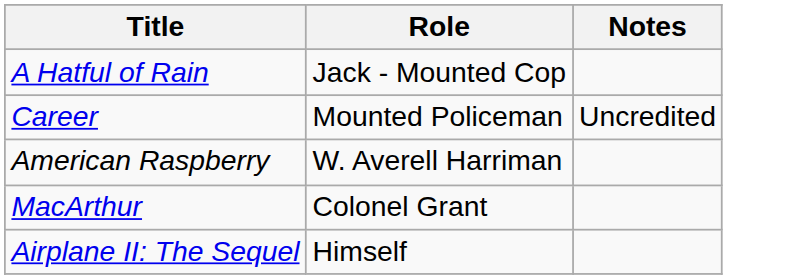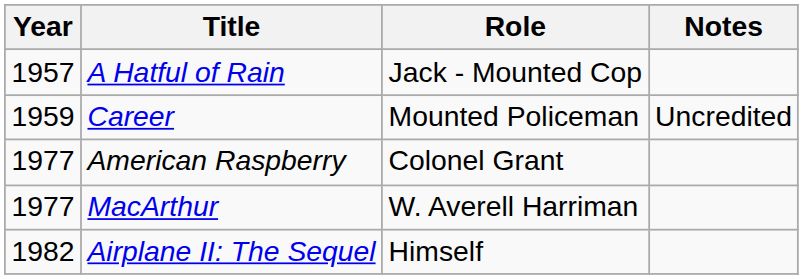+ column: (43, 26)
(437, 161) W. Averell Harriman -> (476, 161) Colonel Grant
(400, 206) Colonel Grant -> (513, 206) W. Averell Harriman
